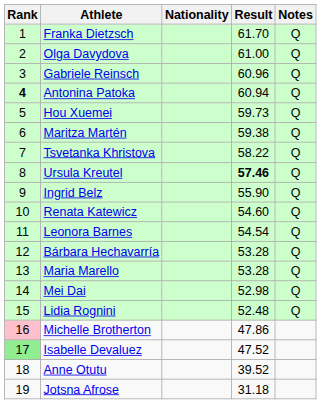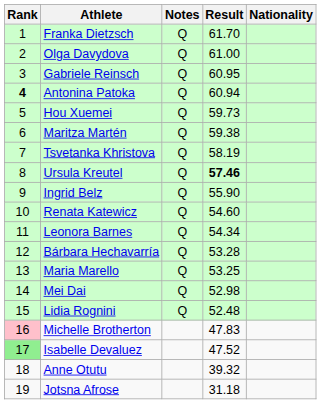columns swapped: (197, 14) <-> (296, 14)
(253, 74) 60.96 -> (224, 74) 60.95
(253, 153) 58.22 -> (224, 153) 58.19
(253, 232) 54.54 -> (224, 232) 54.34
(253, 271) 53.28 -> (224, 271) 53.25
(253, 330) 47.86 -> (224, 330) 47.83
(253, 370) 39.52 -> (224, 370) 39.32
